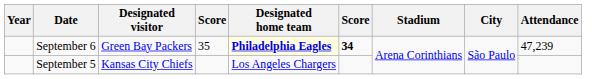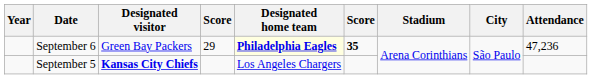(204, 45) 35 -> (209, 45) 29
(347, 45) 34 -> (353, 45) 35
(537, 45) 47,239 -> (542, 45) 47,236
(147, 64) normal -> (150, 64) bold
